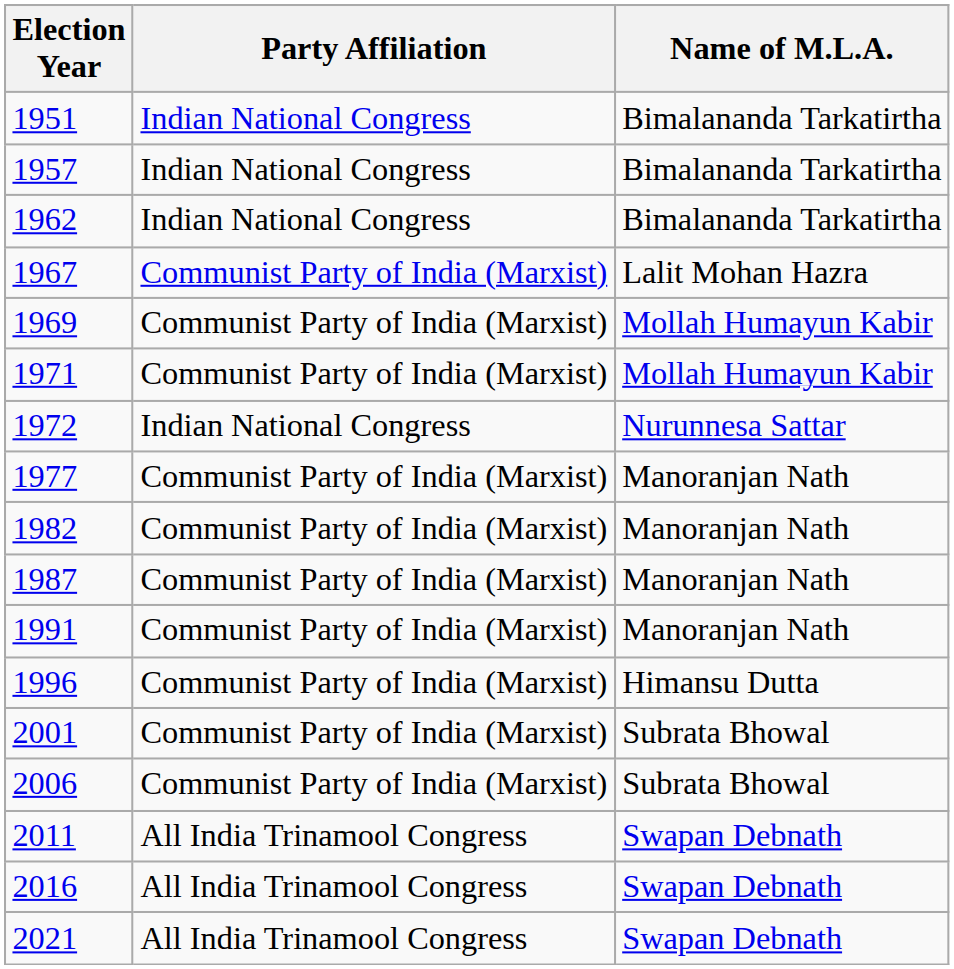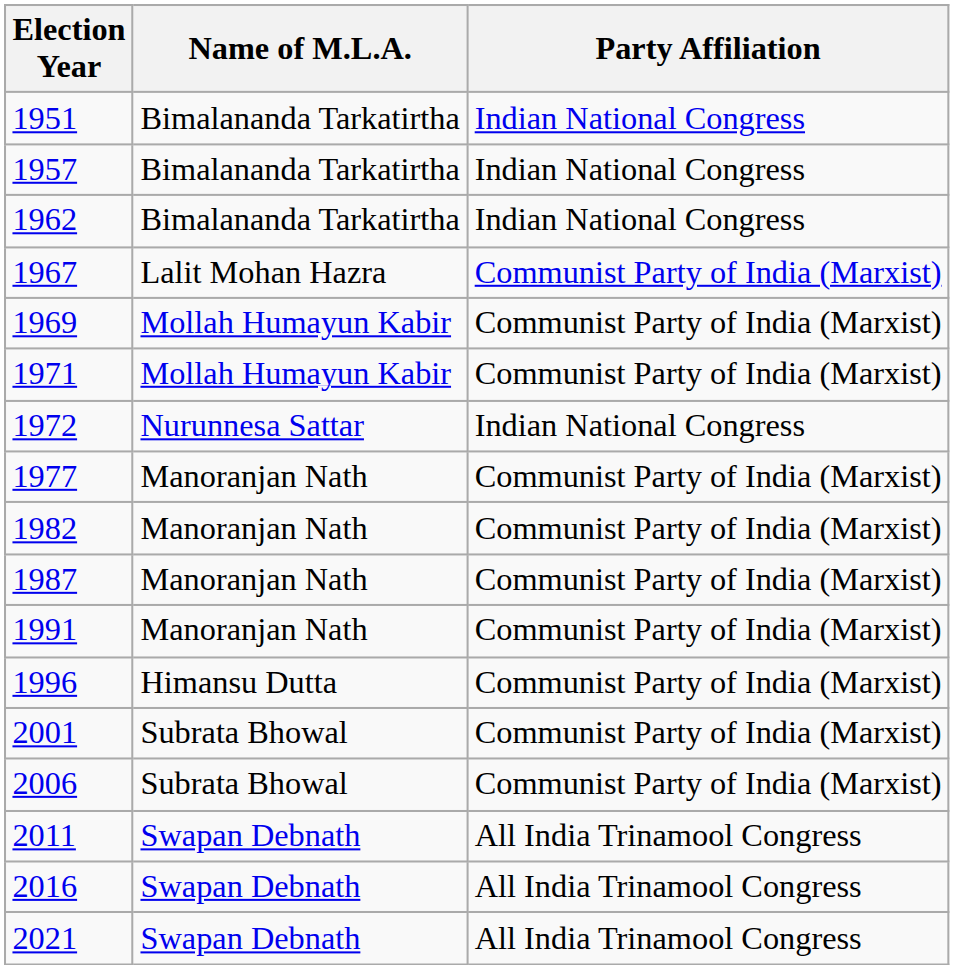columns swapped: (782, 48) <-> (374, 48)
